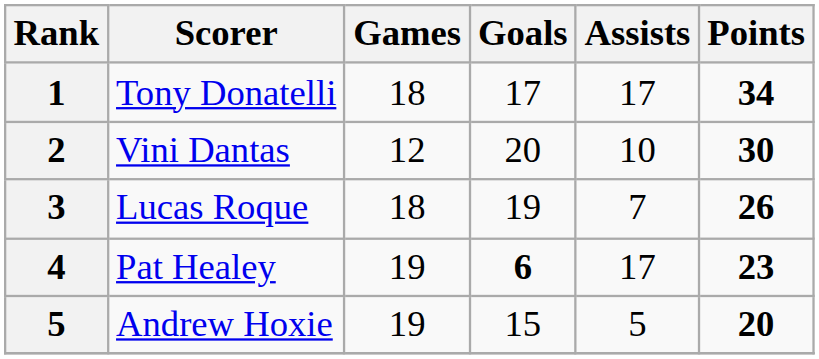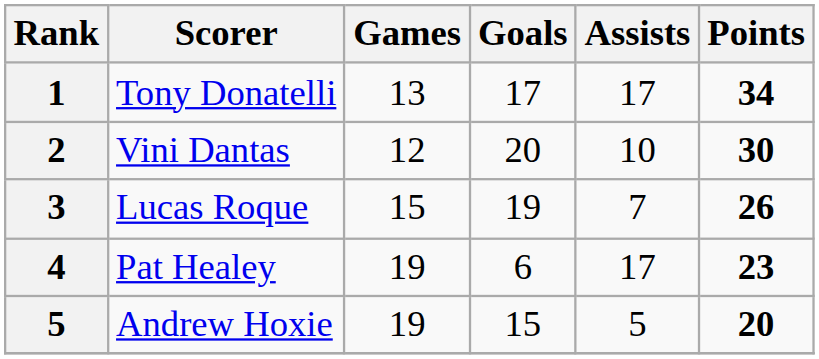(407, 91) 18 -> (407, 91) 13
(407, 207) 18 -> (407, 207) 15
(523, 265) bold -> (523, 265) normal
